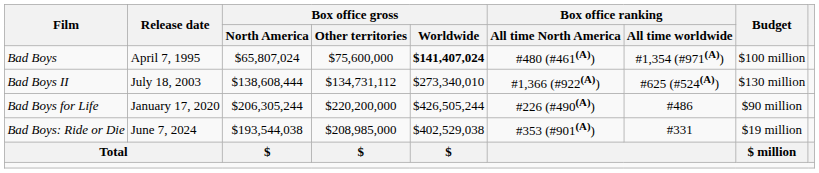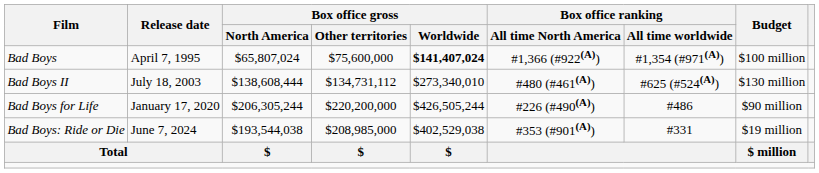(555, 57) #480 (#461(A)) -> (555, 57) #1,366 (#922(A))
(555, 81) #1,366 (#922(A)) -> (555, 81) #480 (#461(A))
